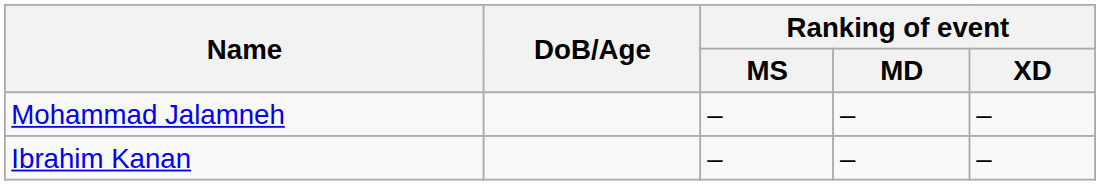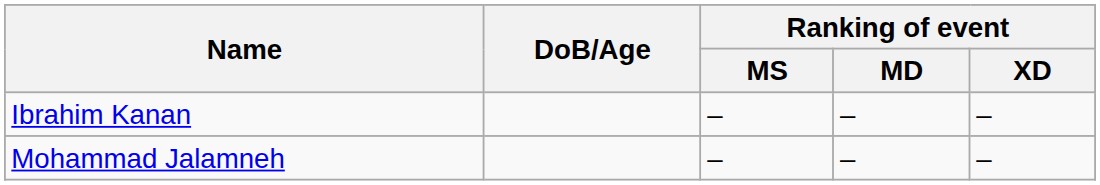rows swapped: (148, 115) <-> (101, 158)
